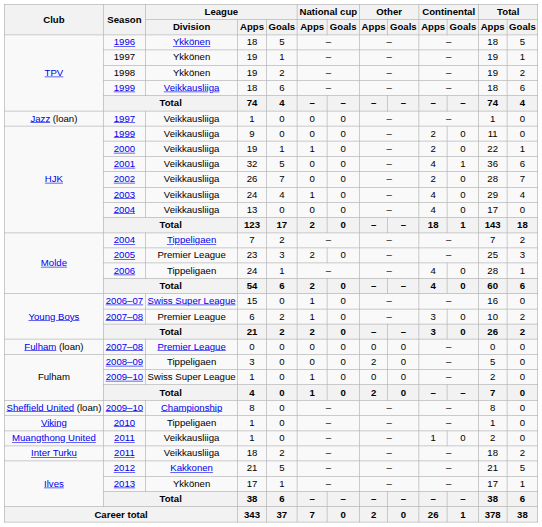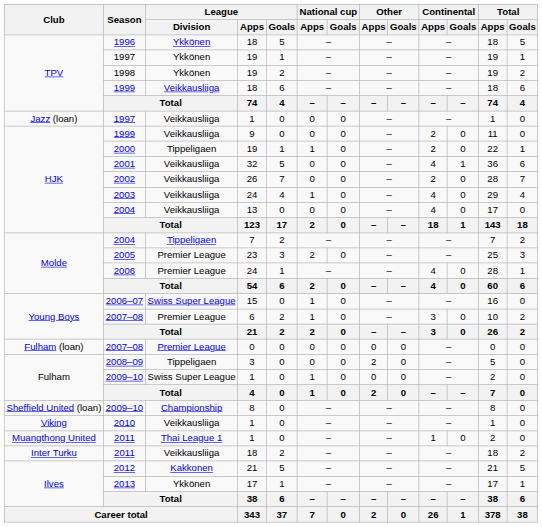(192, 149) Veikkausliiga -> (192, 149) Tippeligaen
(192, 270) Tippeligaen -> (192, 270) Premier League
(192, 423) Tippeligaen -> (192, 423) Veikkausliiga
(192, 438) Veikkausliiga -> (192, 438) Thai League 1
